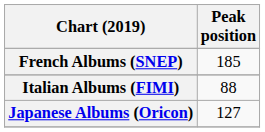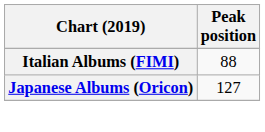- row: (101, 61)
